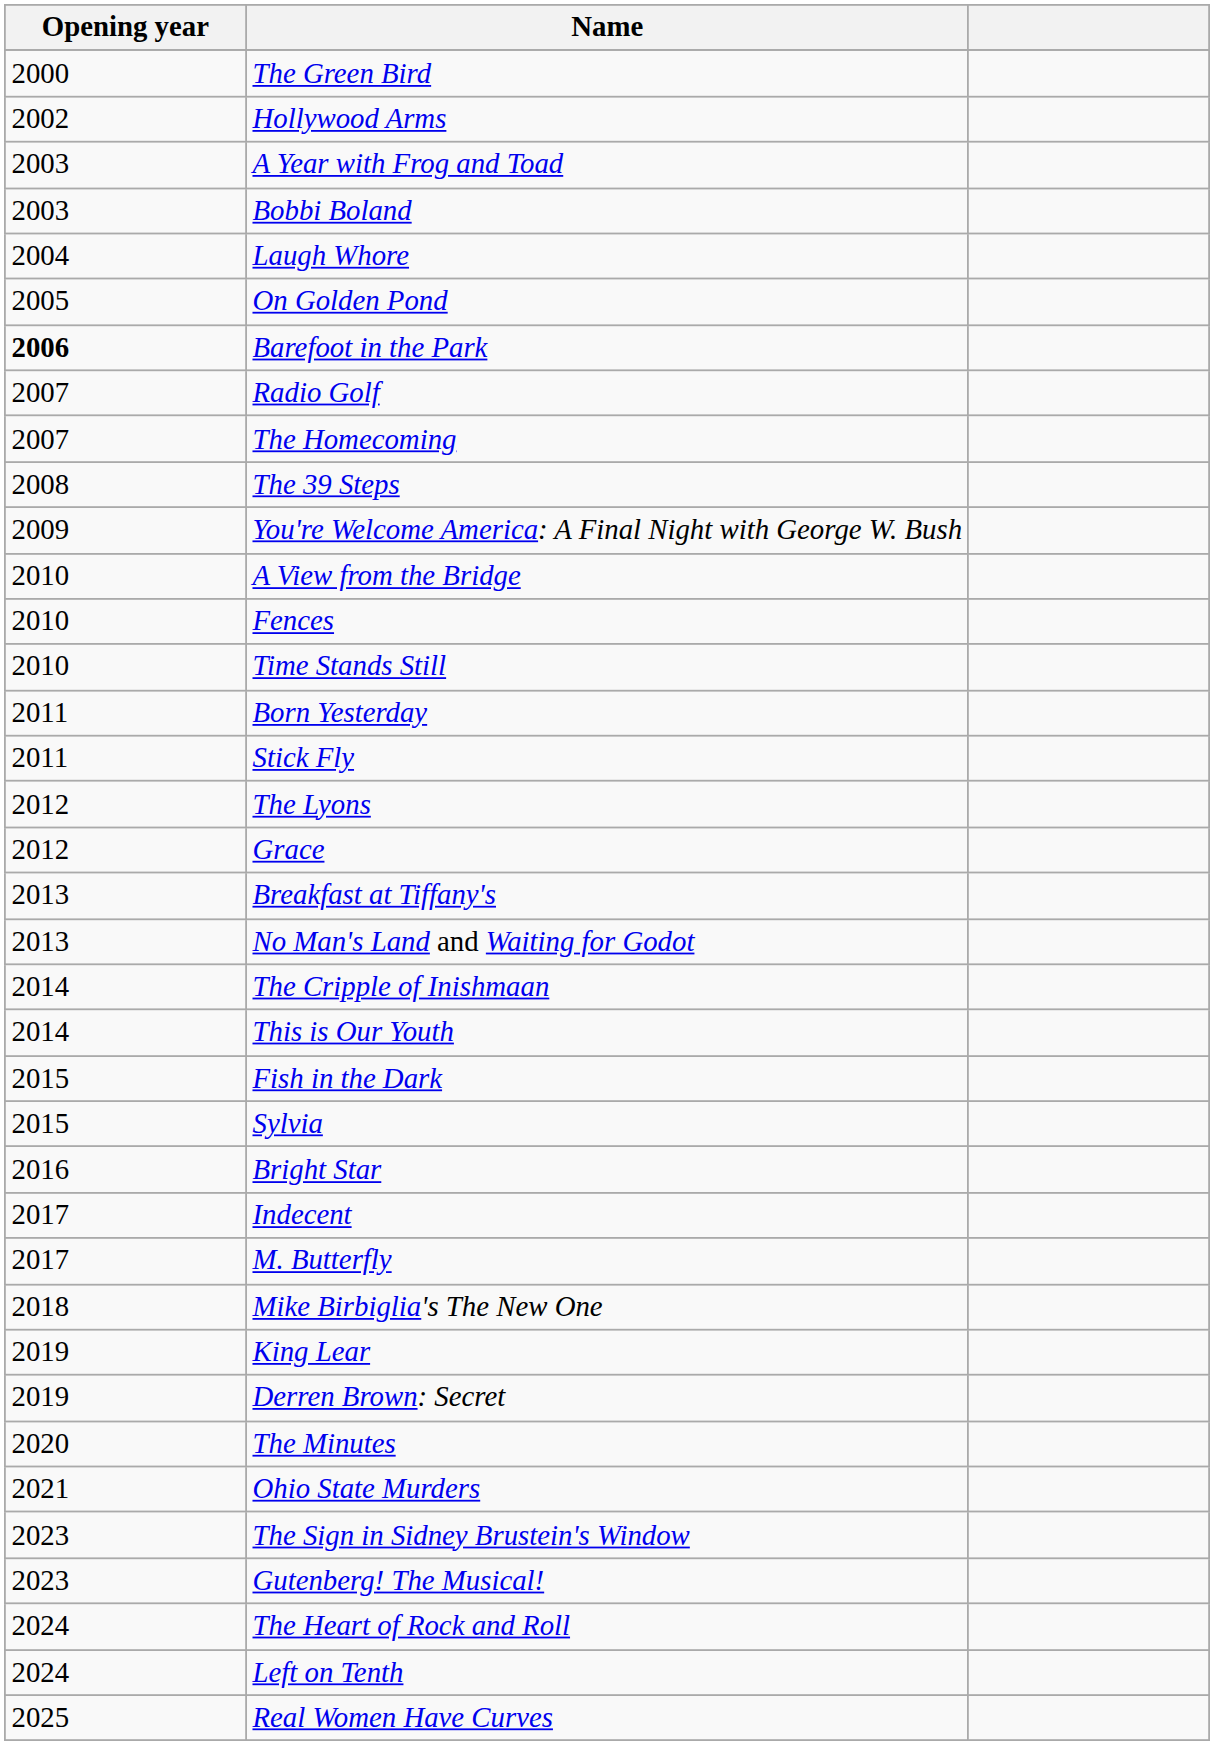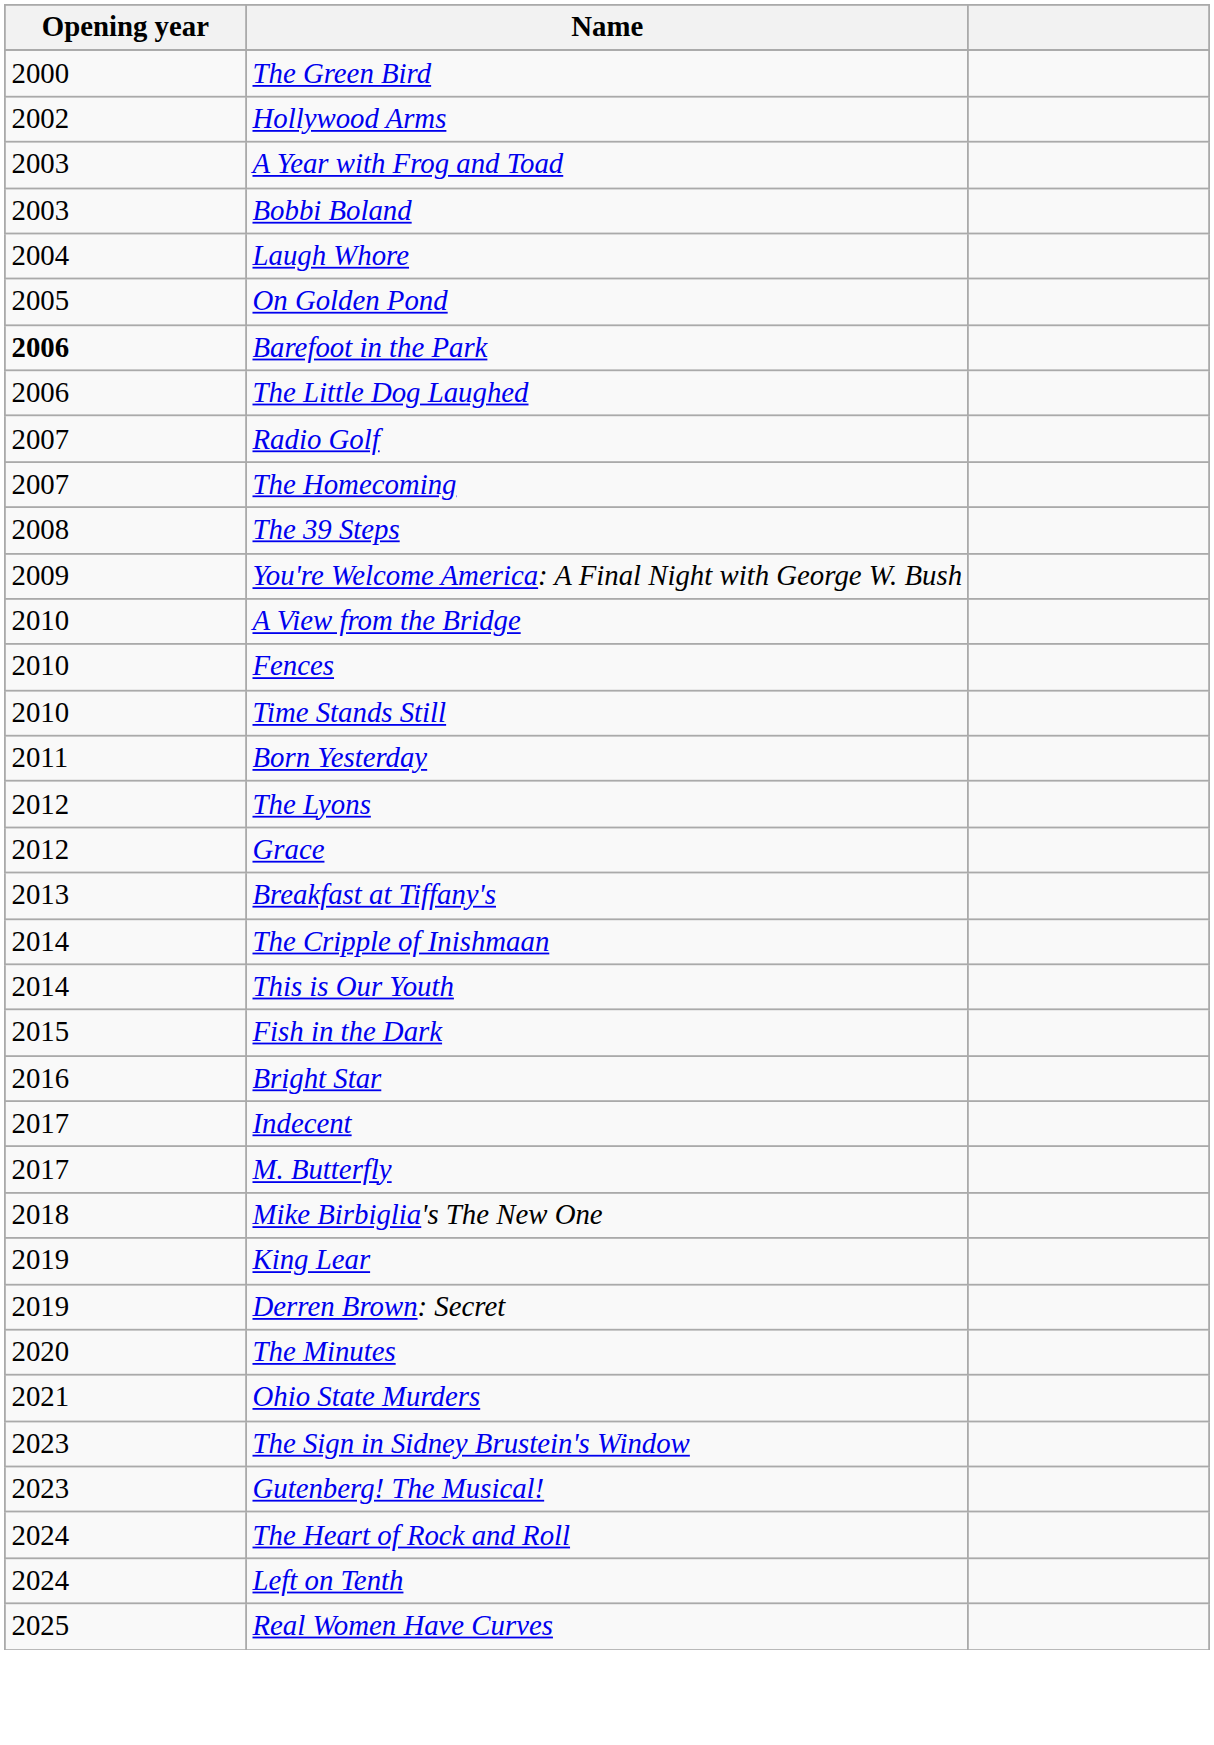+ row: (390, 392)
- row: (303, 758)
- row: (473, 940)
- row: (288, 1123)
